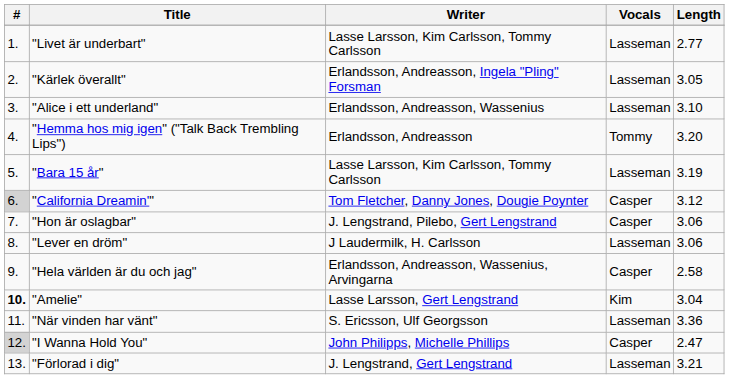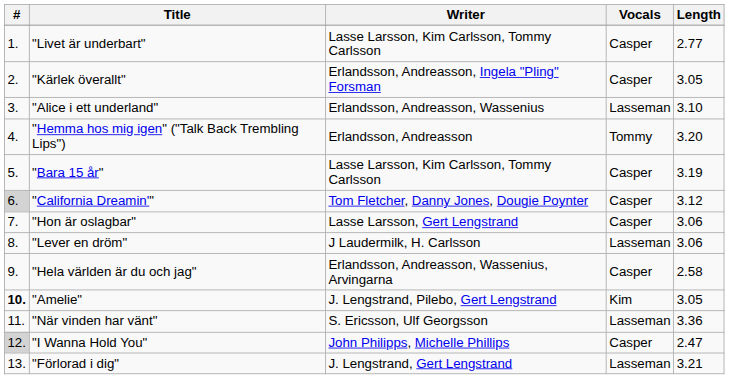(640, 43) Lasseman -> (631, 43) Casper
(640, 79) Lasseman -> (631, 79) Casper
(640, 172) Lasseman -> (631, 172) Casper
(442, 222) J. Lengstrand, Pilebo, Gert Lengstrand -> (423, 222) Lasse Larsson, Gert Lengstrand
(423, 300) Lasse Larsson, Gert Lengstrand -> (442, 300) J. Lengstrand, Pilebo, Gert Lengstrand
(690, 300) 3.04 -> (690, 300) 3.05
